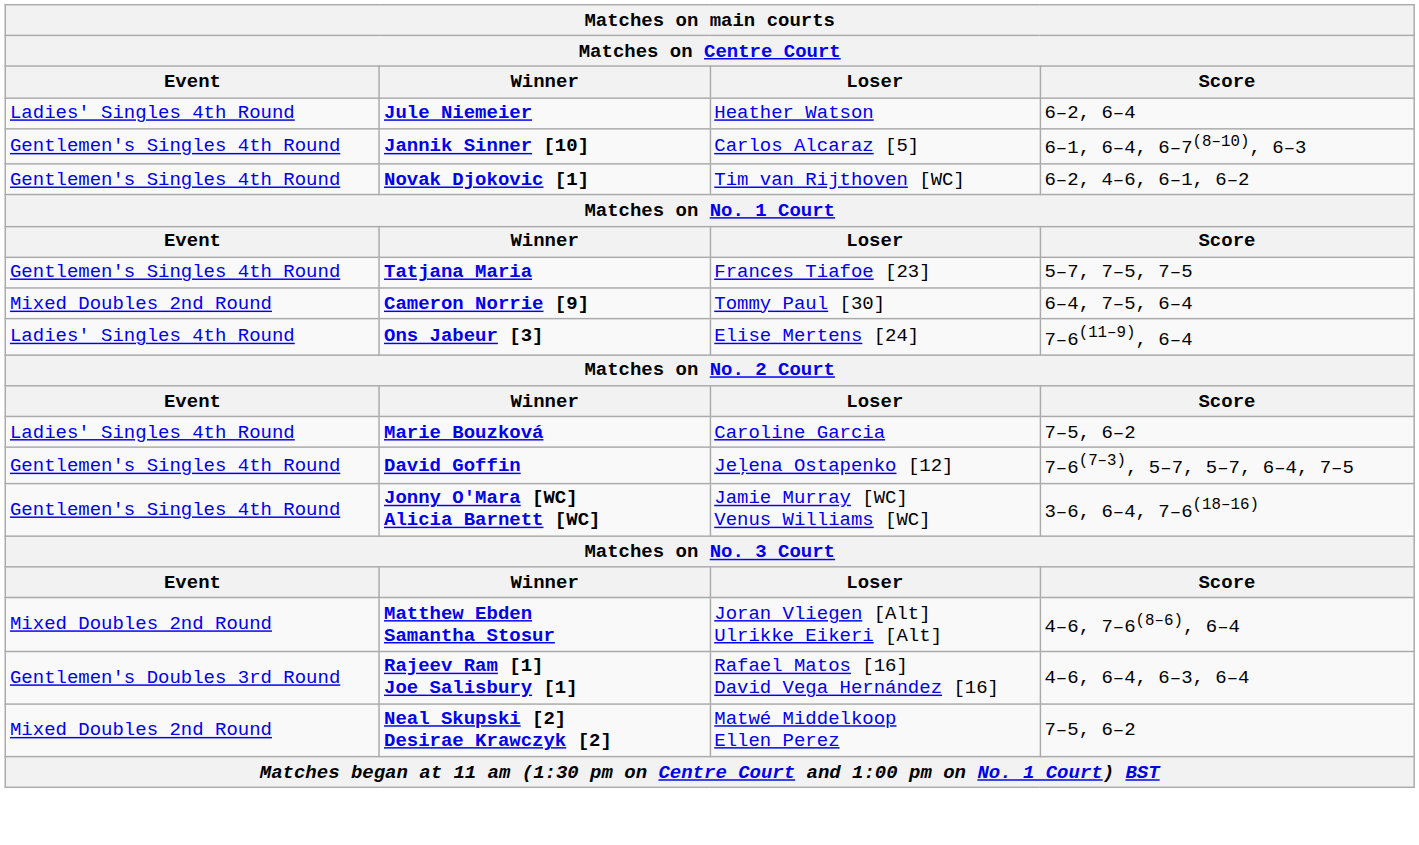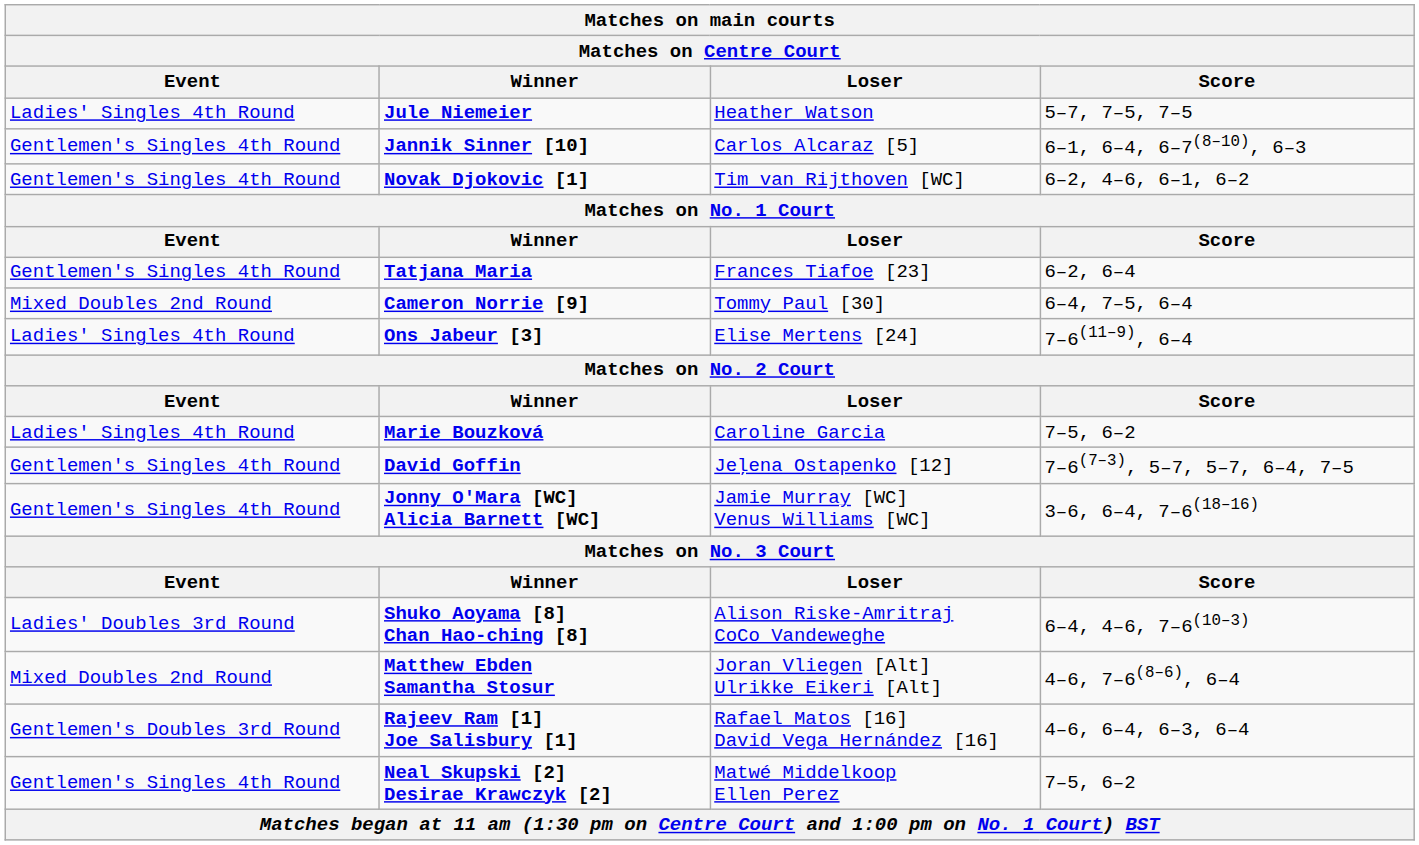(1090, 113) 6–2, 6–4 -> (1119, 113) 5–7, 7–5, 7–5
(1119, 273) 5–7, 7–5, 7–5 -> (1090, 273) 6–2, 6–4
+ row: (487, 624)
(141, 730) Mixed Doubles 2nd Round -> (175, 783) Gentlemen's Singles 4th Round
